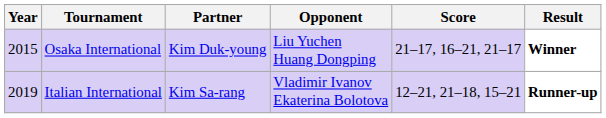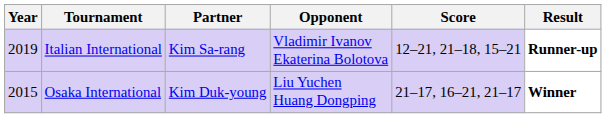rows swapped: (103, 50) <-> (103, 92)
